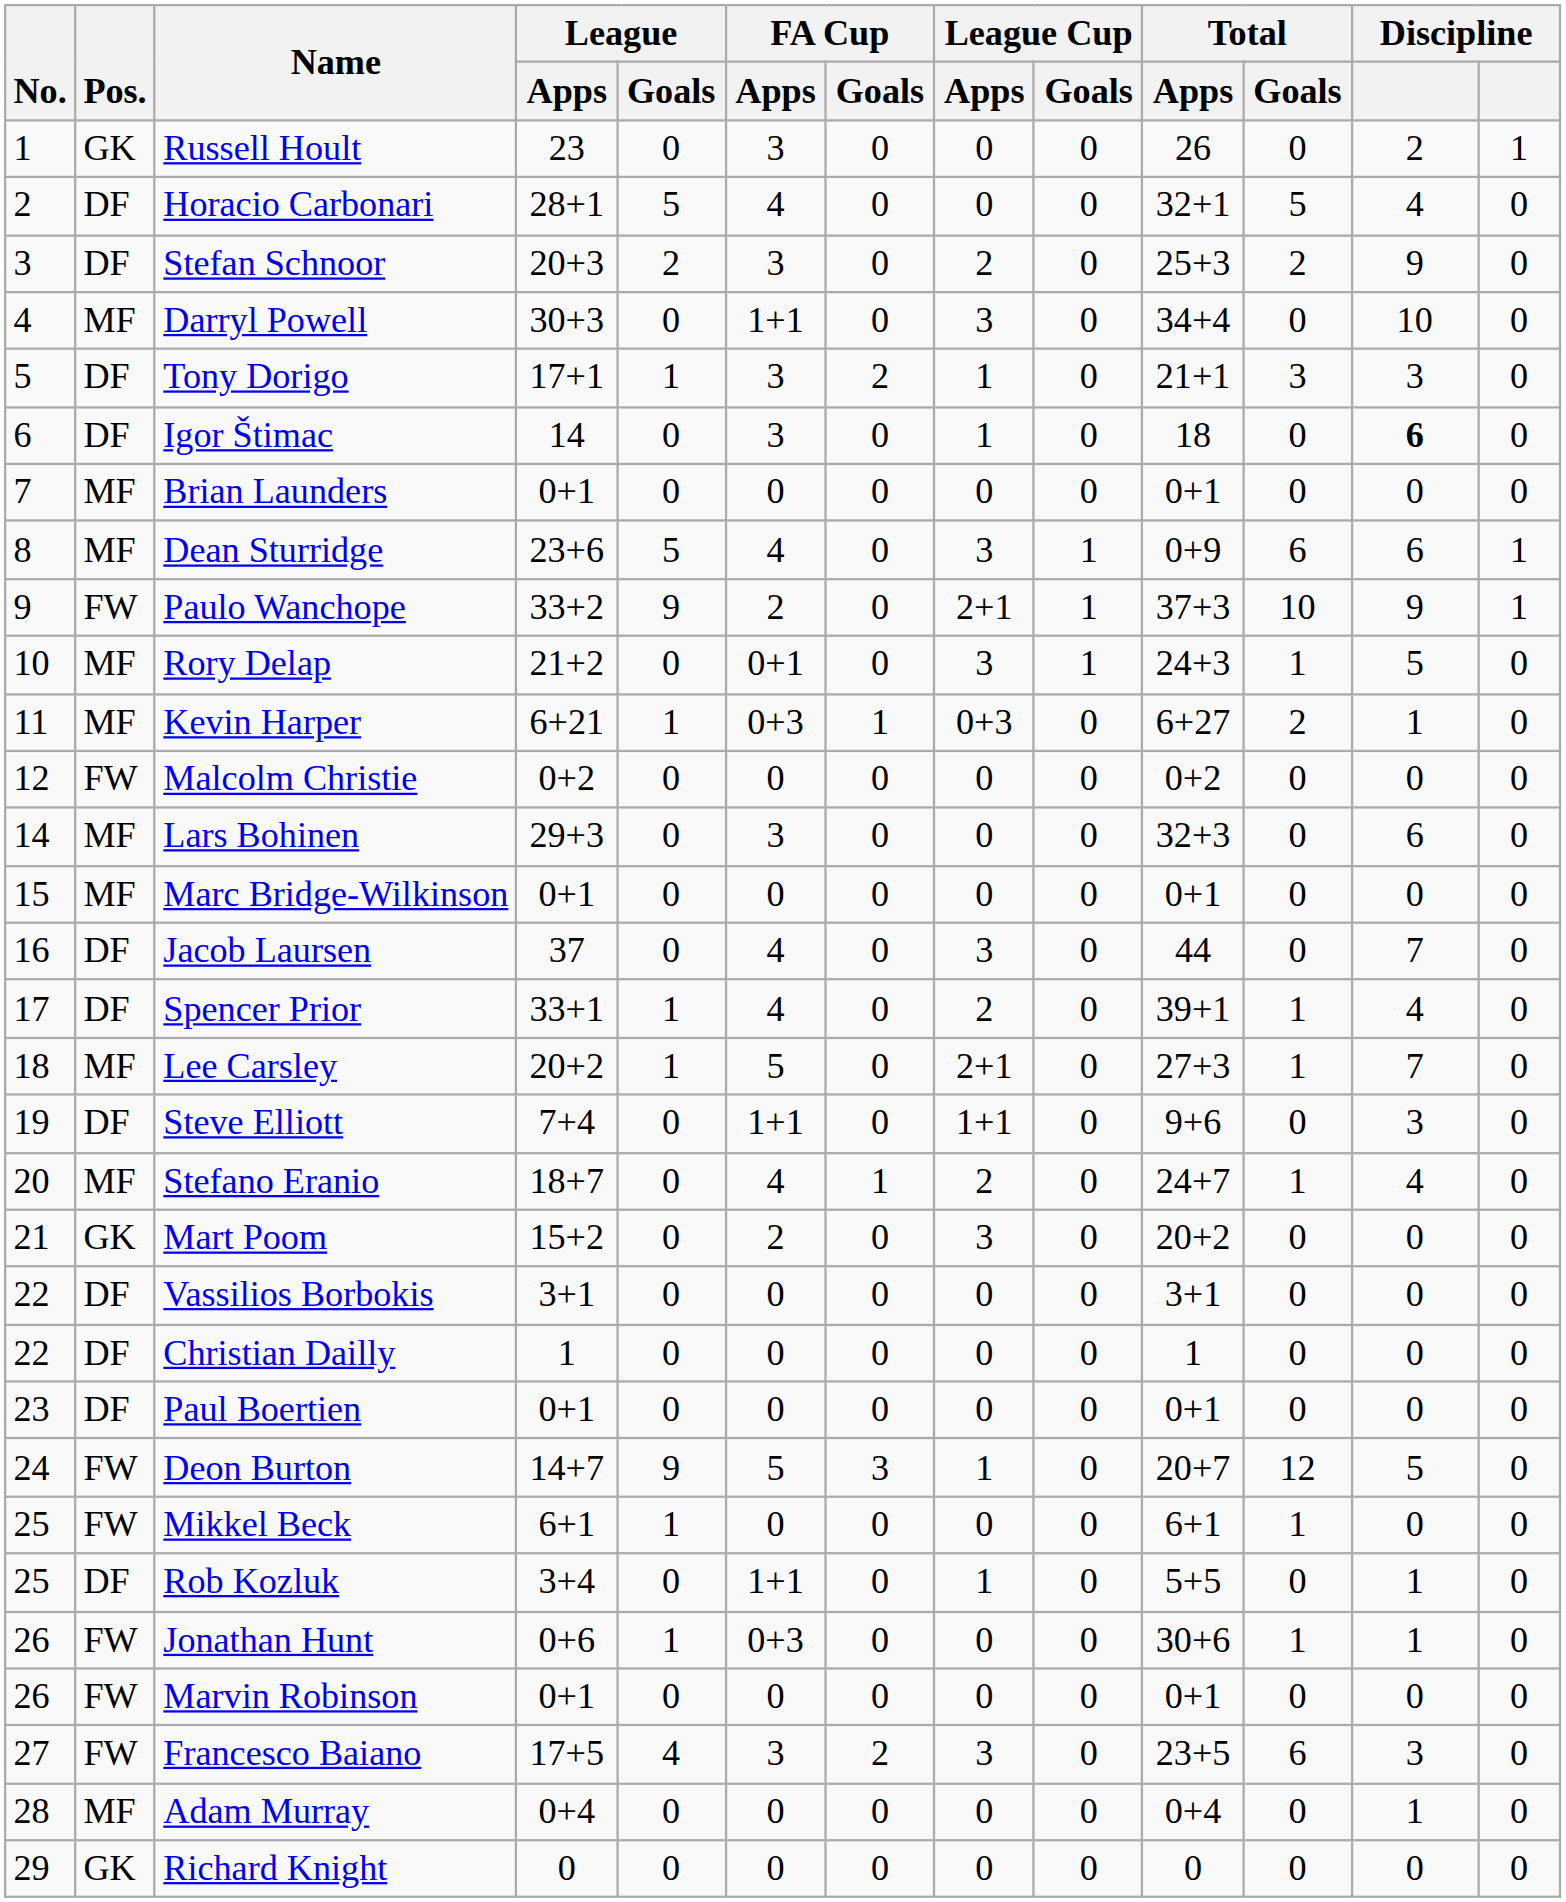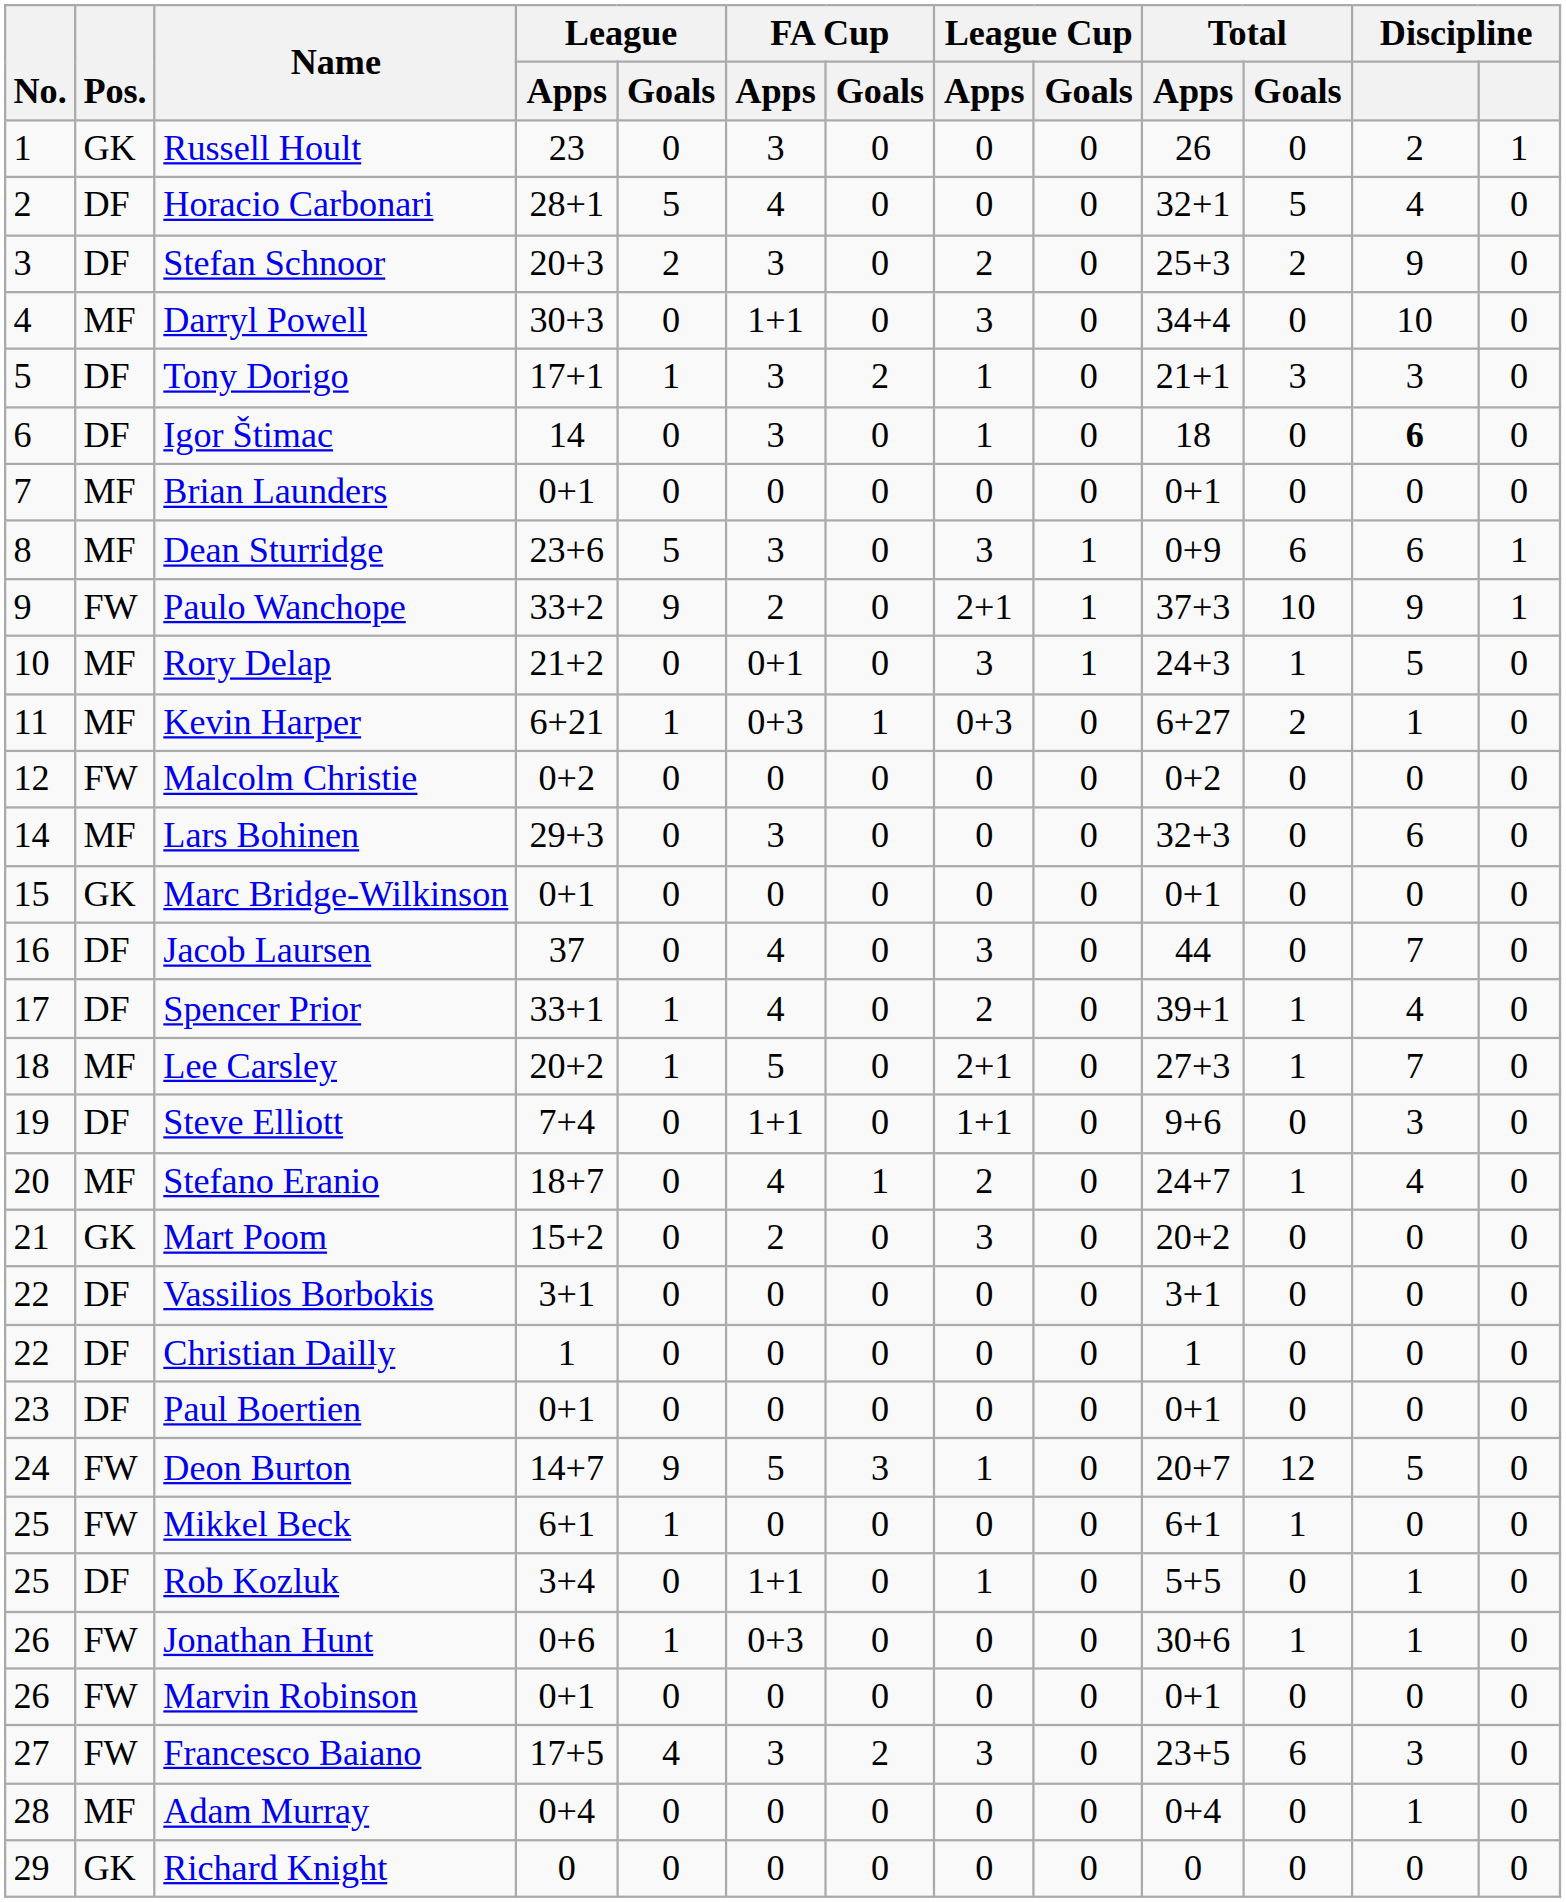(776, 549) 4 -> (776, 549) 3
(110, 893) MF -> (109, 893) GK
